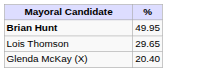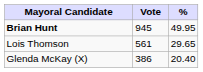+ column: (151, 12)
